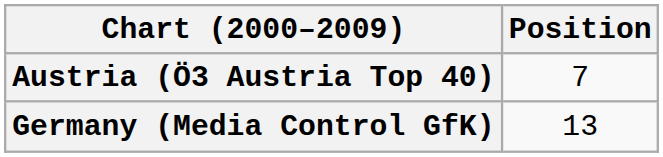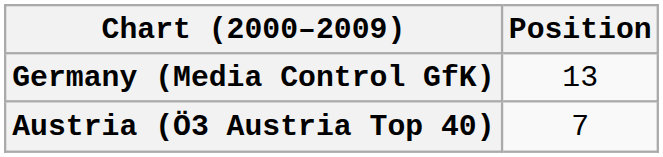rows swapped: (253, 78) <-> (253, 126)
